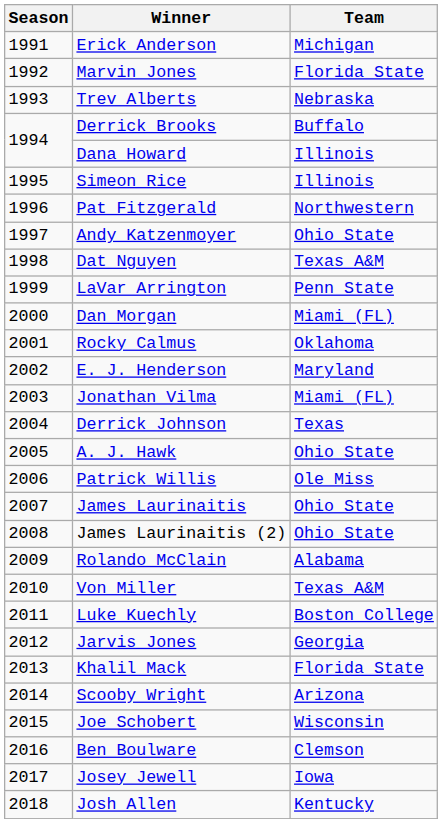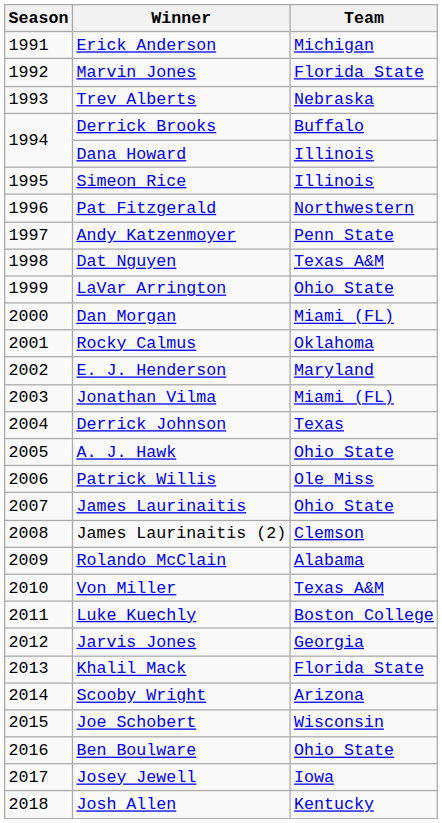(344, 235) Ohio State -> (344, 235) Penn State
(344, 289) Penn State -> (344, 289) Ohio State
(344, 533) Ohio State -> (329, 533) Clemson
(329, 750) Clemson -> (344, 750) Ohio State
